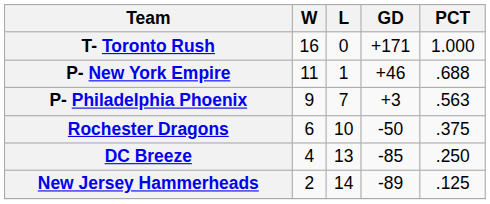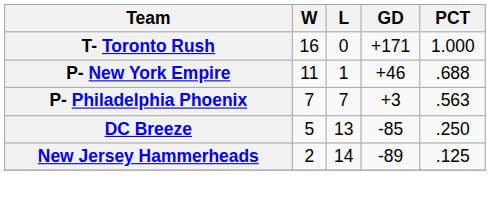(309, 101) 9 -> (309, 101) 7
- row: (148, 128)
(309, 156) 4 -> (309, 128) 5
